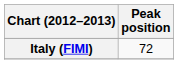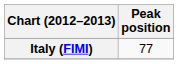(146, 48) 72 -> (146, 48) 77
